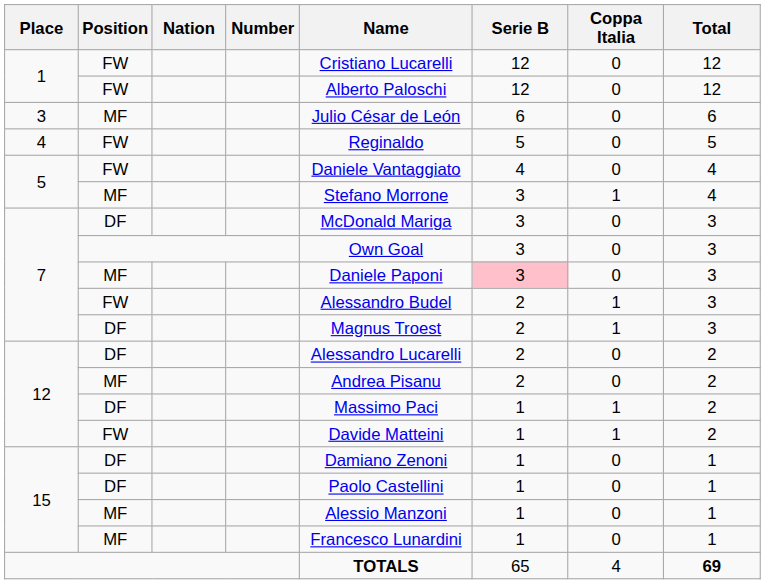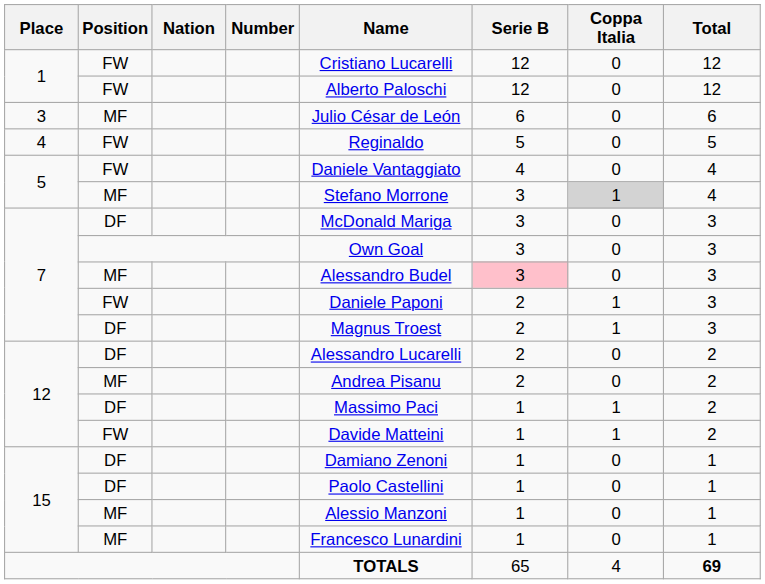(616, 195) no background -> (616, 195) lightgrey background
(386, 275) Daniele Paponi -> (386, 275) Alessandro Budel
(386, 301) Alessandro Budel -> (386, 301) Daniele Paponi
